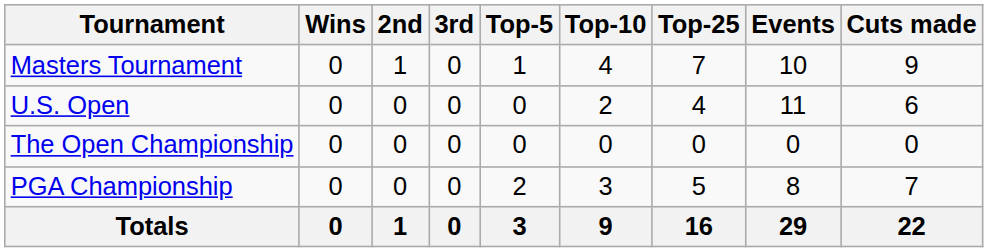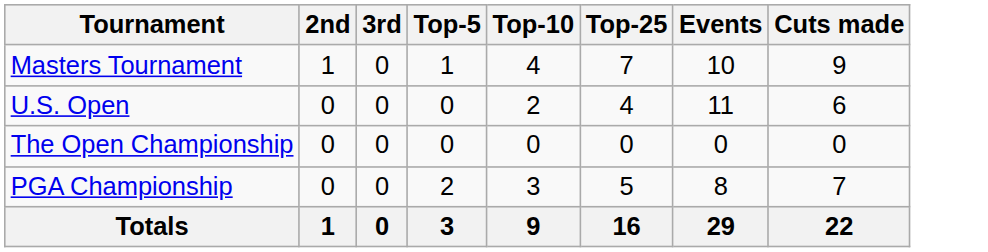- column: (336, 24)
